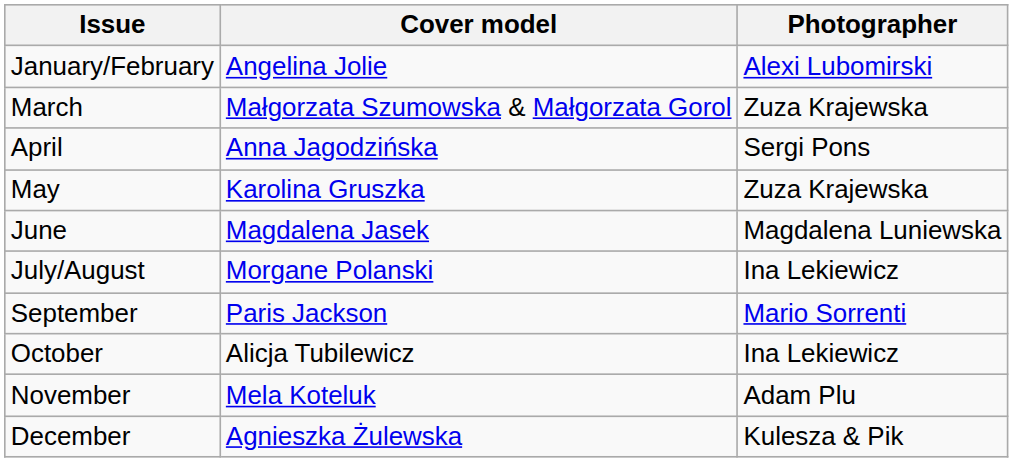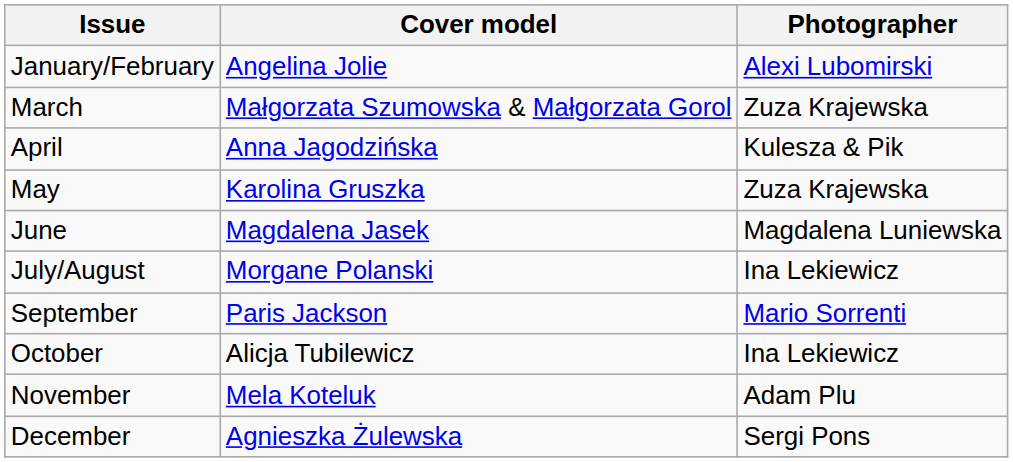(807, 148) Sergi Pons -> (823, 148) Kulesza & Pik
(823, 436) Kulesza & Pik -> (807, 436) Sergi Pons
